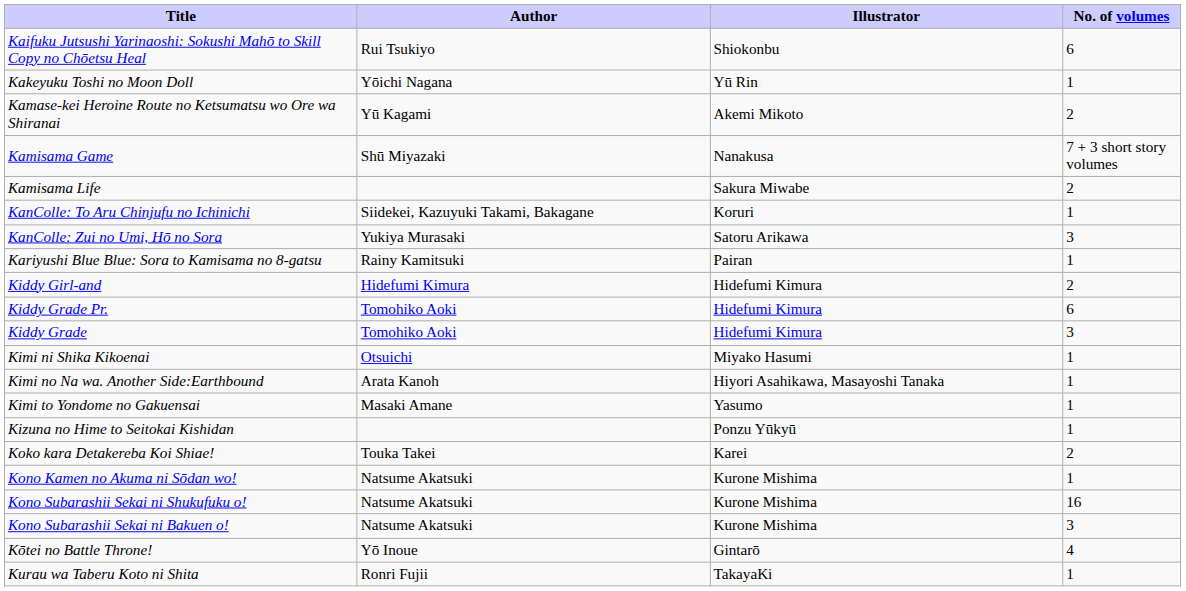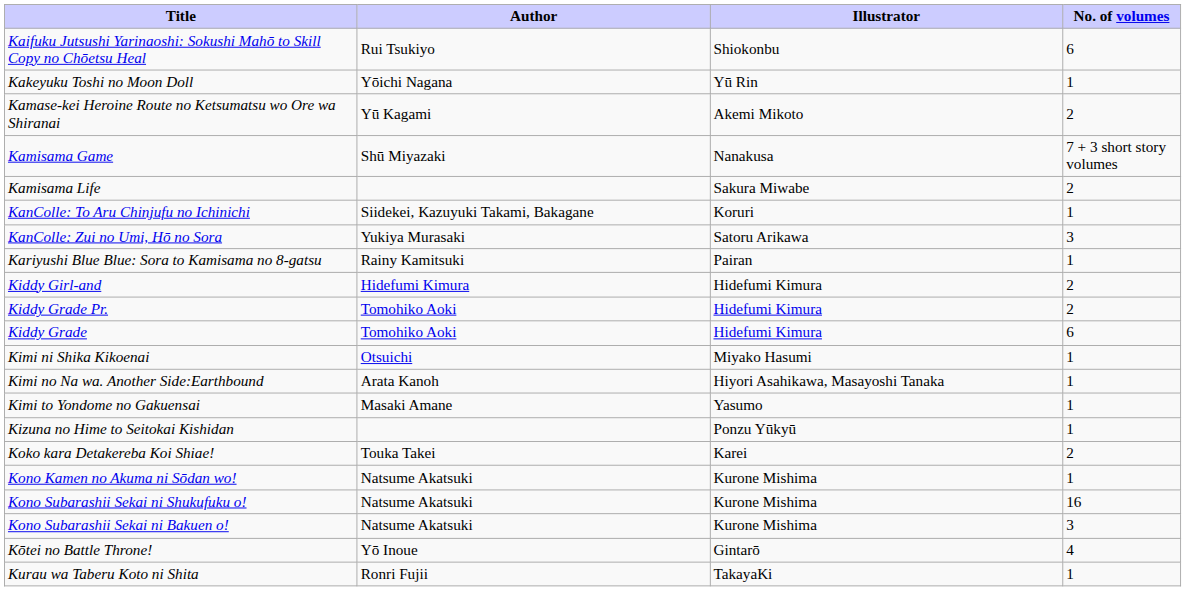(1070, 308) 6 -> (1070, 308) 2
(1070, 333) 3 -> (1070, 333) 6
